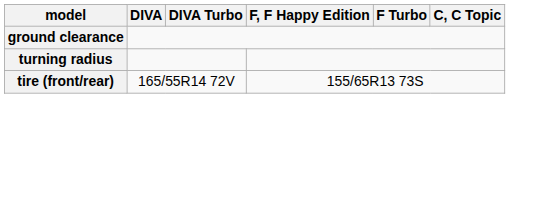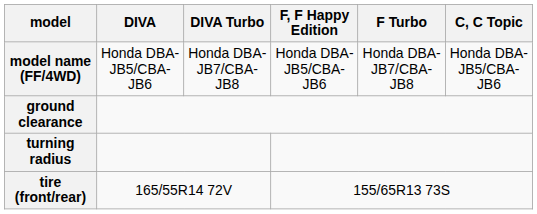+ row: (50, 68)
